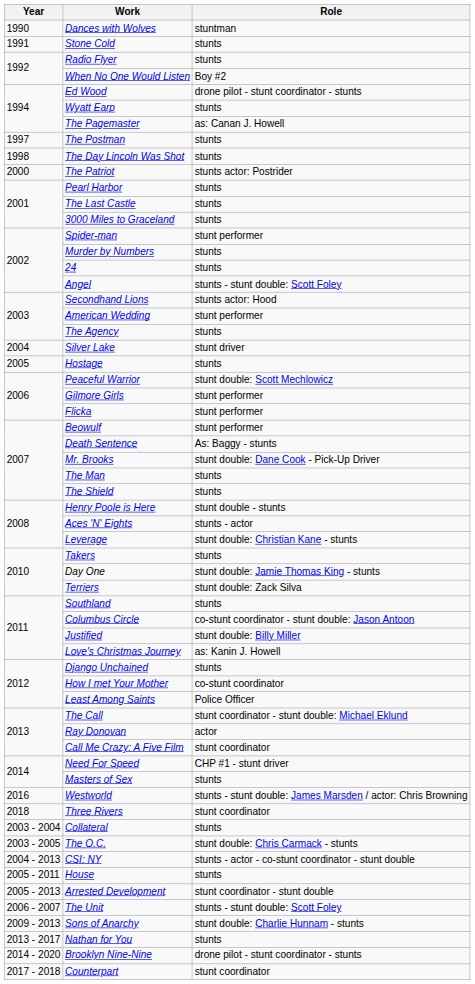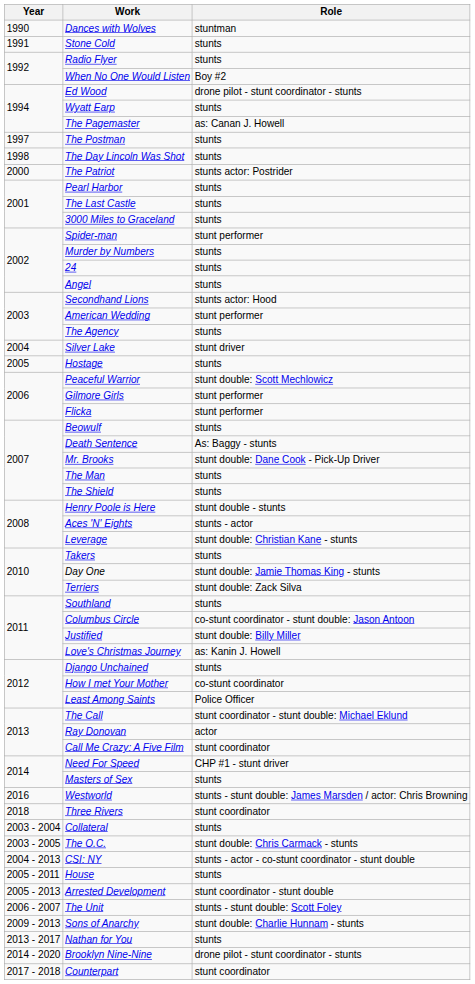(268, 284) stunts - stunt double: Scott Foley -> (208, 284) stunts
(229, 428) stunt performer -> (208, 428) stunts
